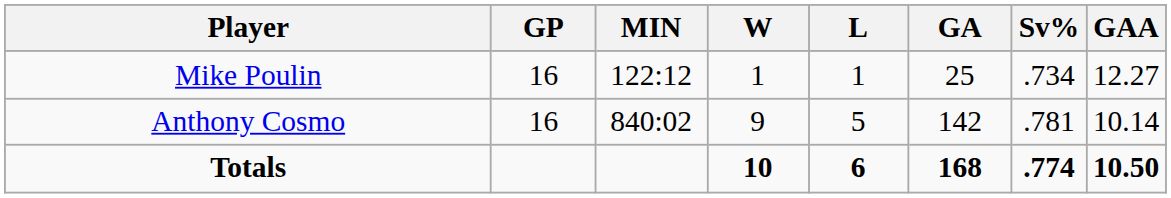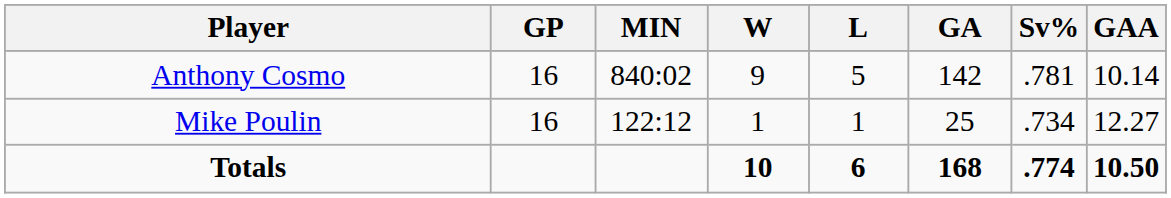rows swapped: (248, 121) <-> (248, 74)
